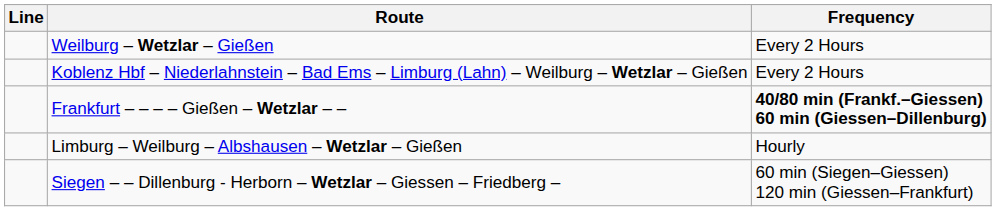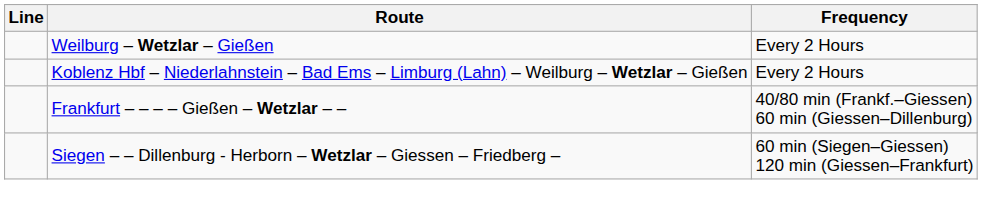(871, 109) bold -> (864, 109) normal
- row: (257, 145)
